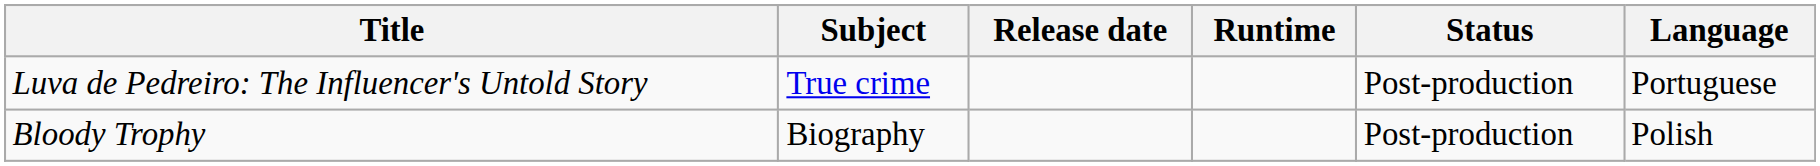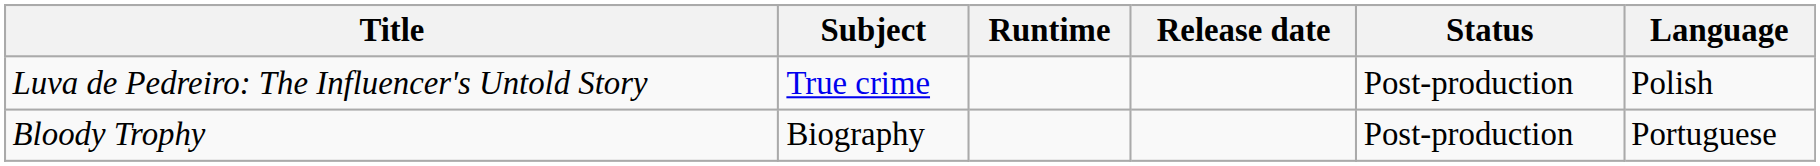columns swapped: (1080, 30) <-> (1274, 30)
(1704, 82) Portuguese -> (1672, 82) Polish
(1672, 134) Polish -> (1704, 134) Portuguese
